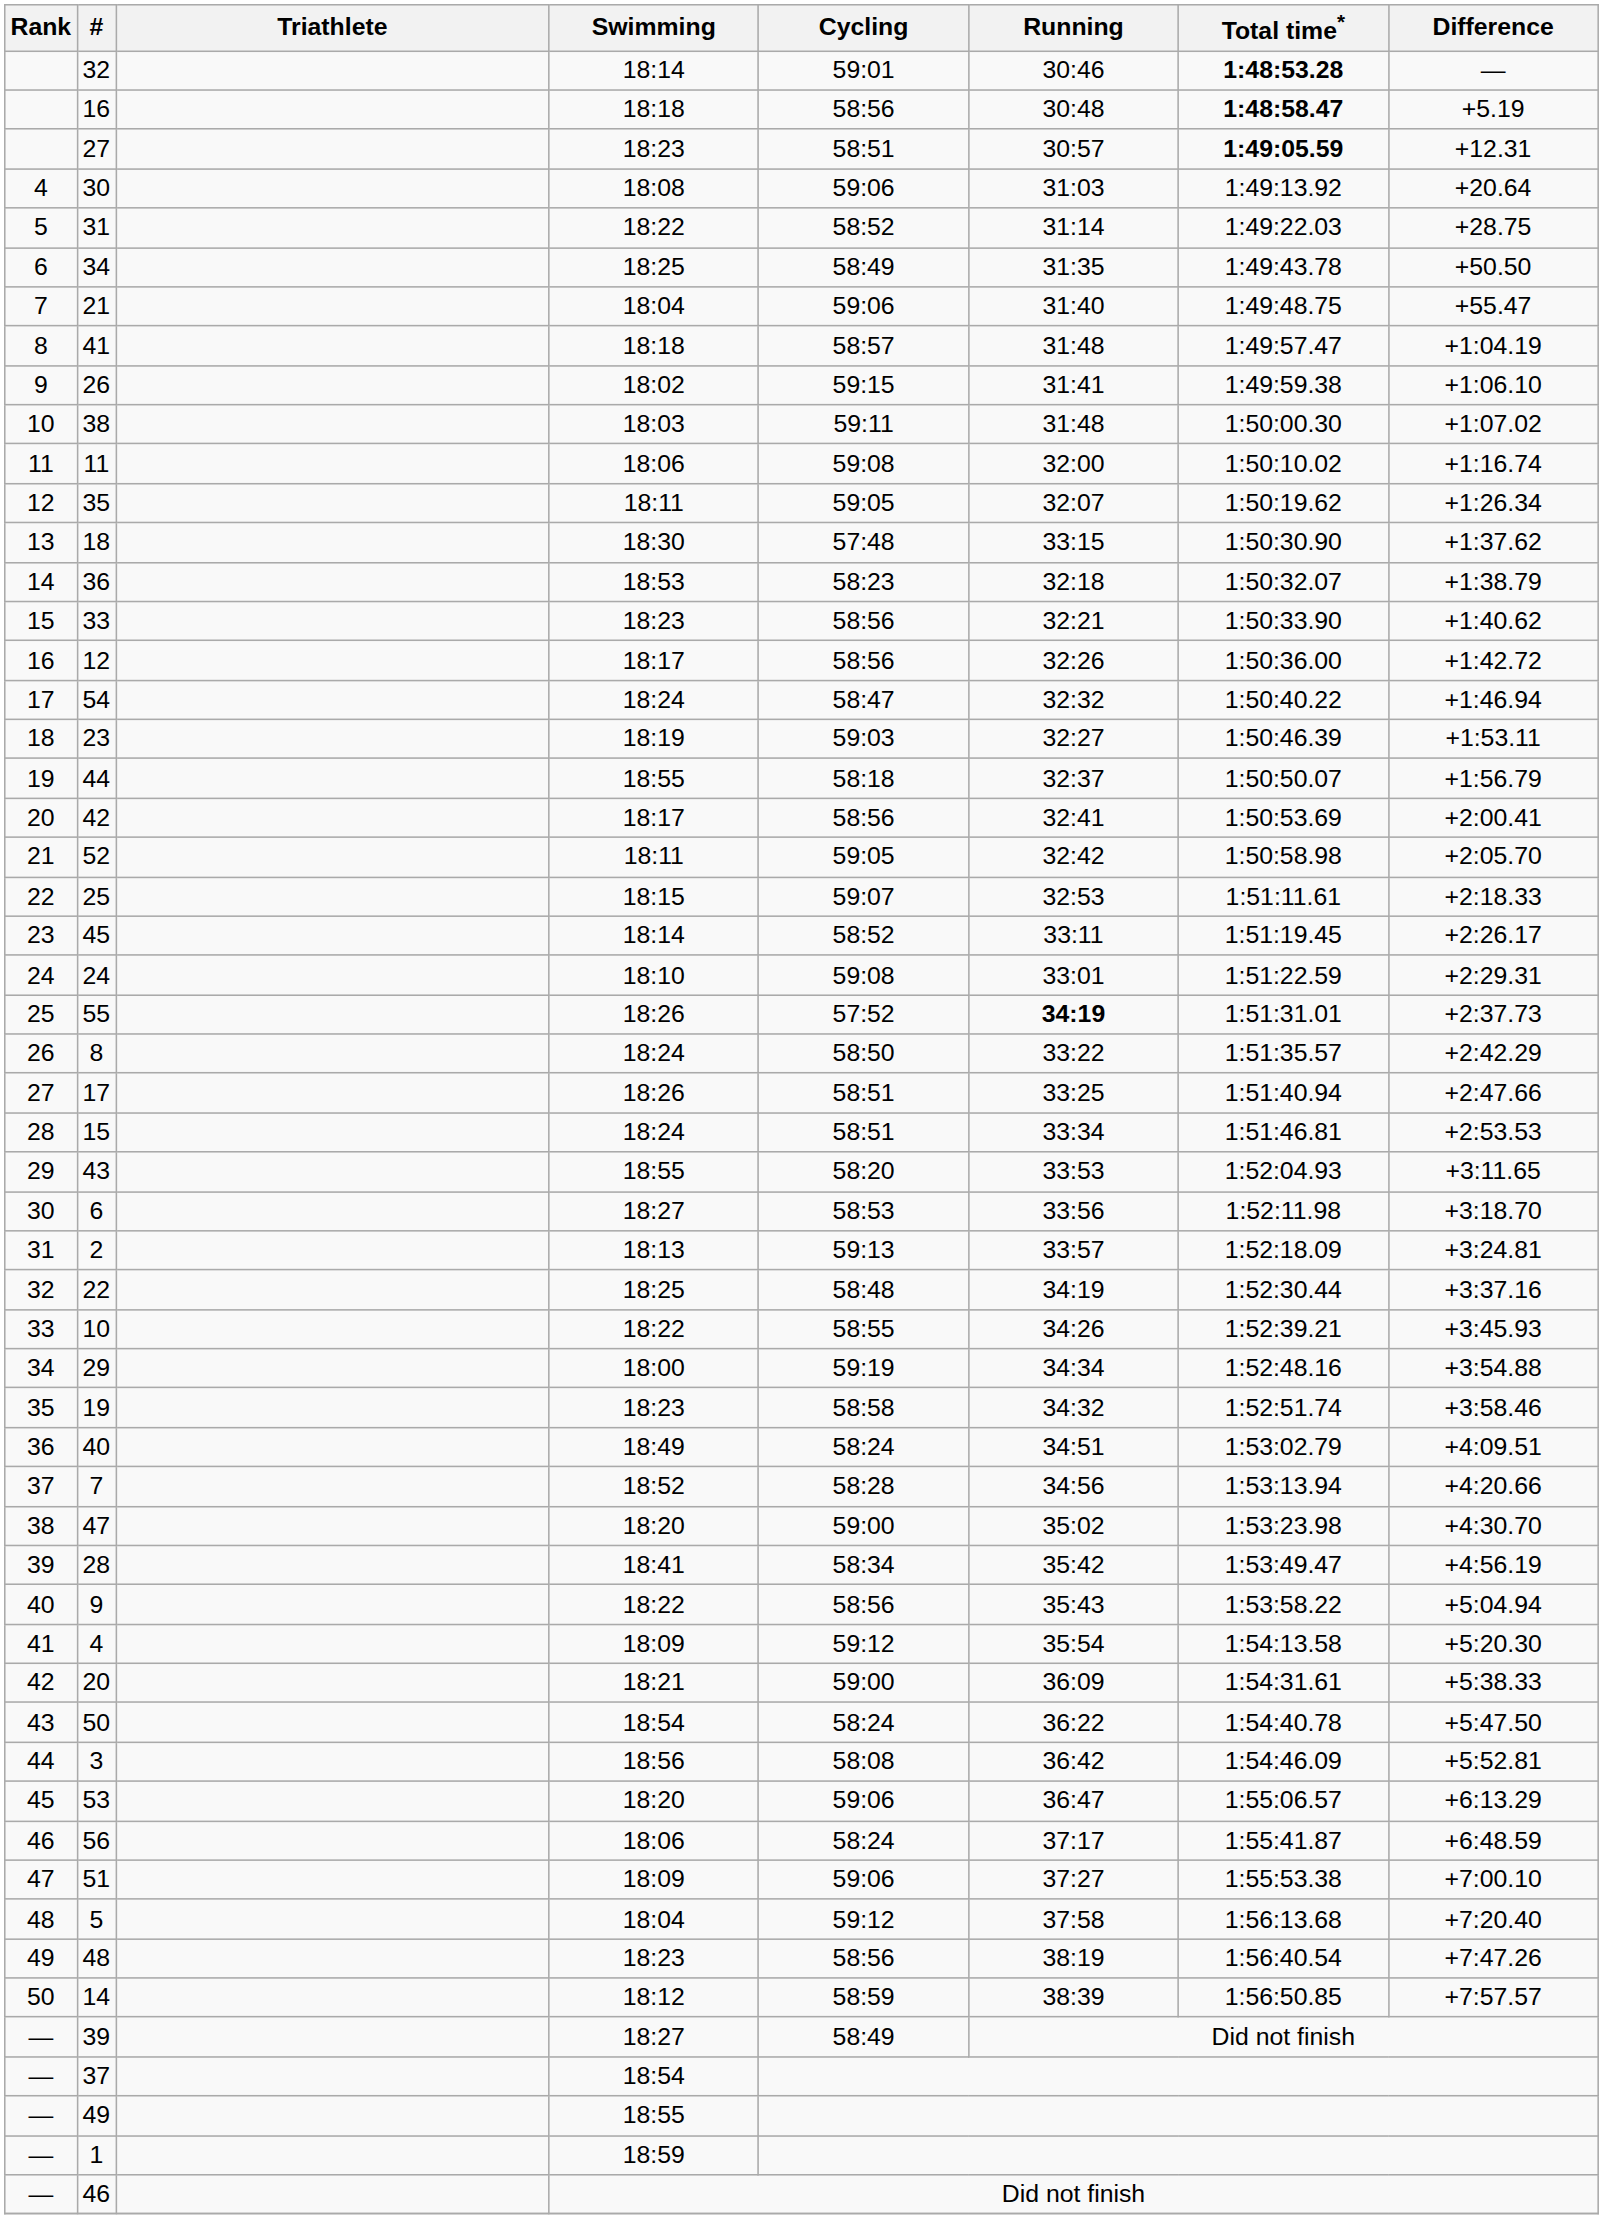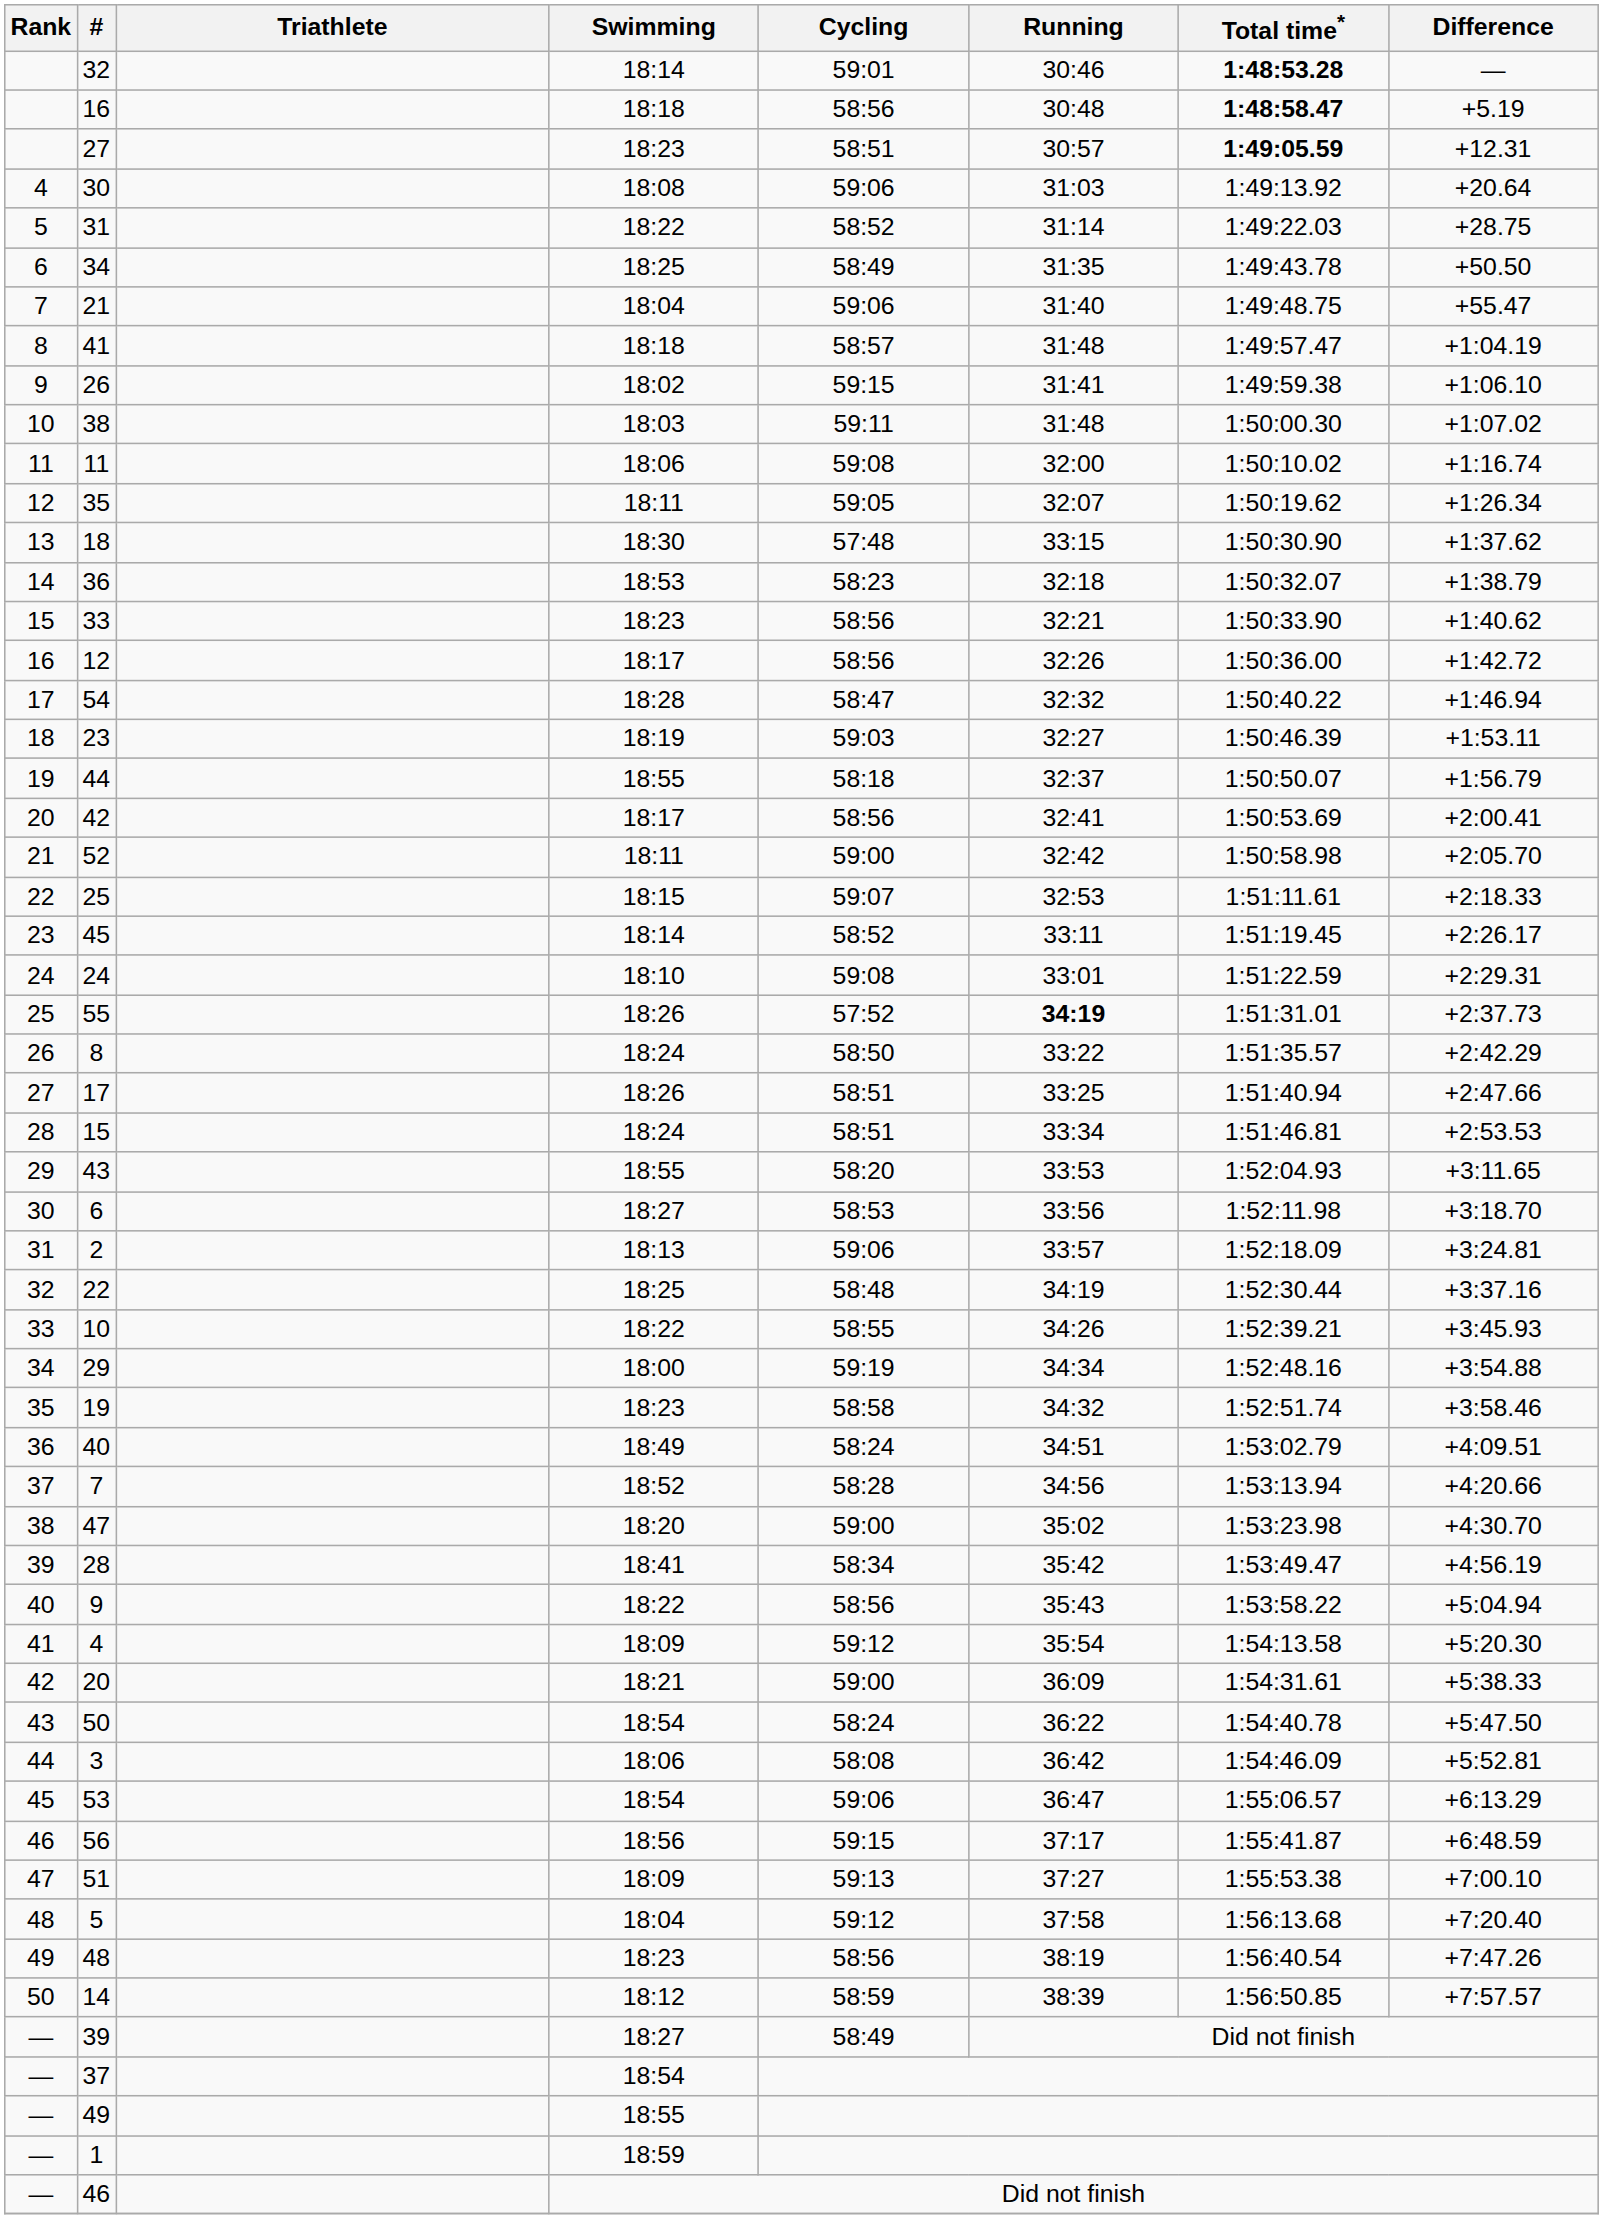(654, 699) 18:24 -> (654, 699) 18:28
(864, 856) 59:05 -> (864, 856) 59:00
(864, 1250) 59:13 -> (864, 1250) 59:06
(654, 1761) 18:56 -> (654, 1761) 18:06
(654, 1800) 18:20 -> (654, 1800) 18:54
(654, 1840) 18:06 -> (654, 1840) 18:56
(864, 1840) 58:24 -> (864, 1840) 59:15
(864, 1879) 59:06 -> (864, 1879) 59:13
